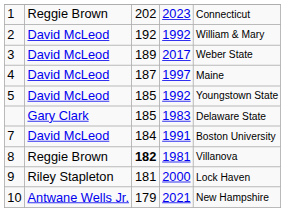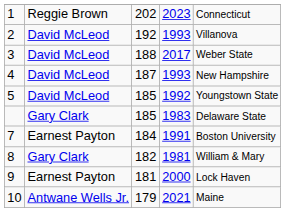(176, 34) 1992 -> (176, 34) 1993
(230, 35) William & Mary -> (217, 35) Villanova
(146, 55) 189 -> (146, 55) 188
(176, 75) 1997 -> (176, 75) 1993
(210, 75) Maine -> (232, 75) New Hampshire
(68, 136) David McLeod -> (71, 136) Earnest Payton
(68, 156) Reggie Brown -> (58, 156) Gary Clark
(146, 156) bold -> (146, 156) normal
(217, 157) Villanova -> (230, 157) William & Mary
(71, 177) Riley Stapleton -> (71, 177) Earnest Payton
(232, 197) New Hampshire -> (210, 197) Maine
